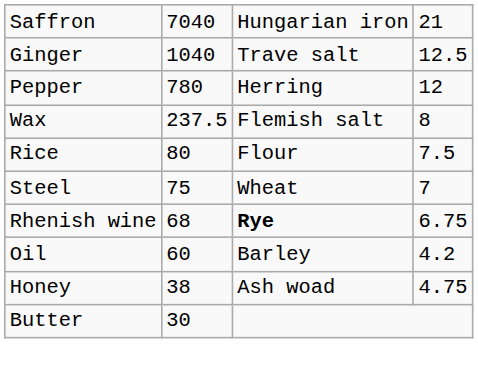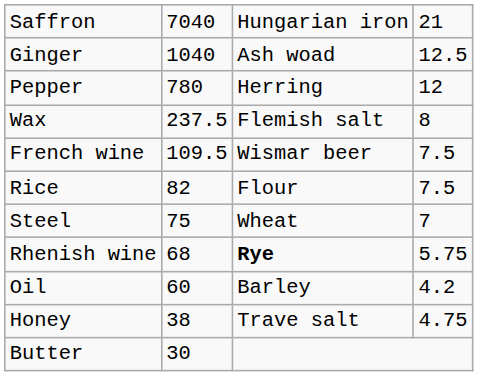(299, 55) Trave salt -> (286, 55) Ash woad
+ row: (77, 154)
(179, 154) 80 -> (179, 188) 82
(443, 221) 6.75 -> (443, 254) 5.75
(286, 288) Ash woad -> (299, 321) Trave salt
